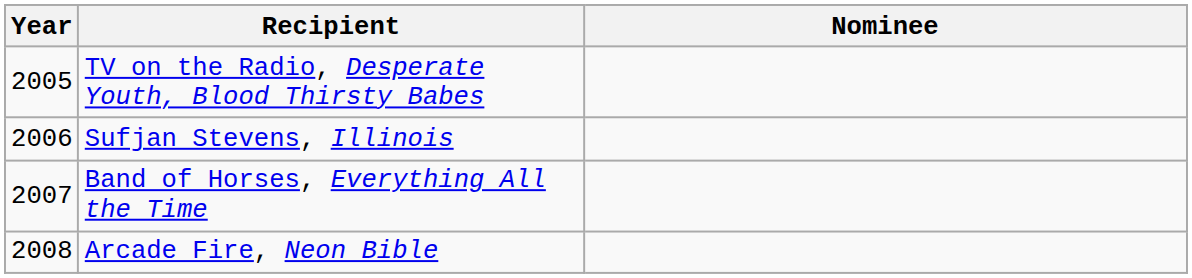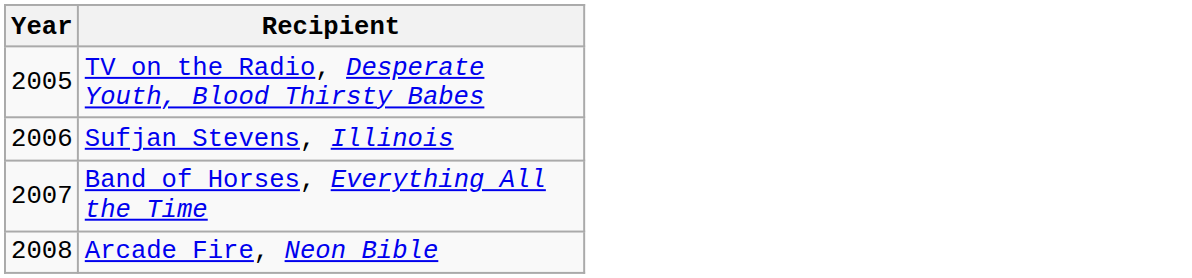- column: (885, 26)
